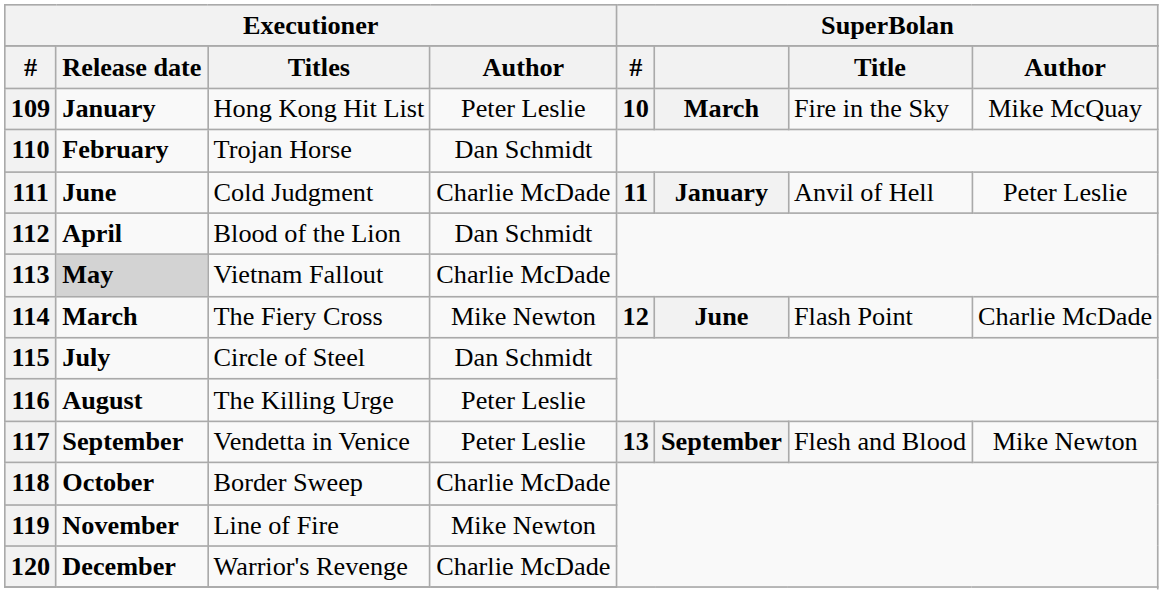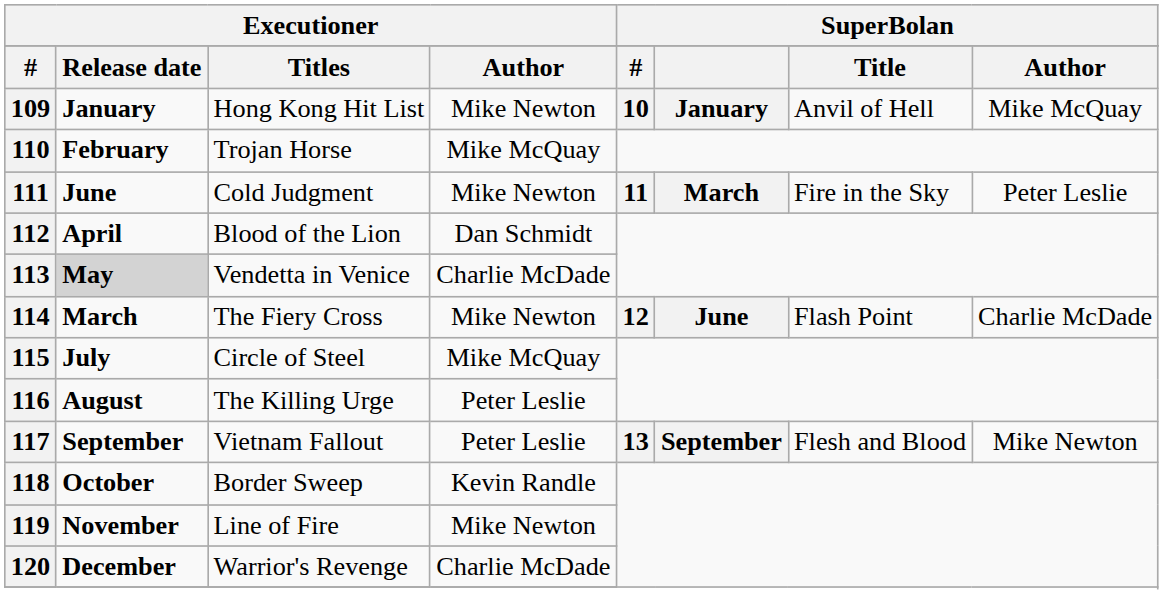(523, 108) Peter Leslie -> (523, 108) Mike Newton
(721, 108) March -> (721, 108) January
(872, 108) Fire in the Sky -> (864, 108) Anvil of Hell
(523, 150) Dan Schmidt -> (523, 150) Mike McQuay
(523, 191) Charlie McDade -> (523, 191) Mike Newton
(721, 191) January -> (721, 191) March
(864, 191) Anvil of Hell -> (872, 191) Fire in the Sky
(298, 274) Vietnam Fallout -> (312, 274) Vendetta in Venice
(523, 358) Dan Schmidt -> (523, 358) Mike McQuay
(312, 441) Vendetta in Venice -> (298, 441) Vietnam Fallout
(523, 483) Charlie McDade -> (523, 483) Kevin Randle
